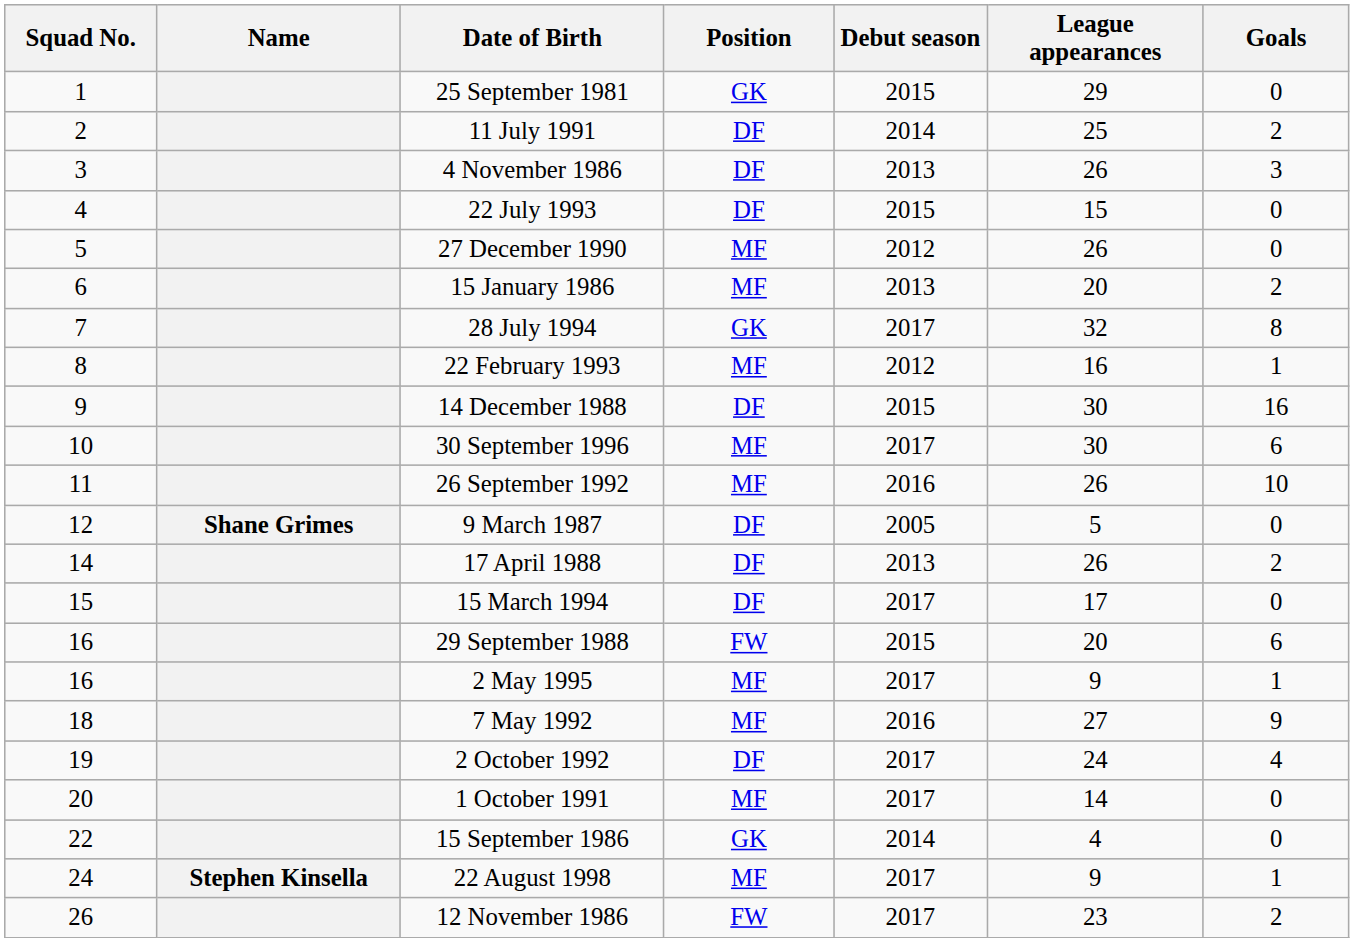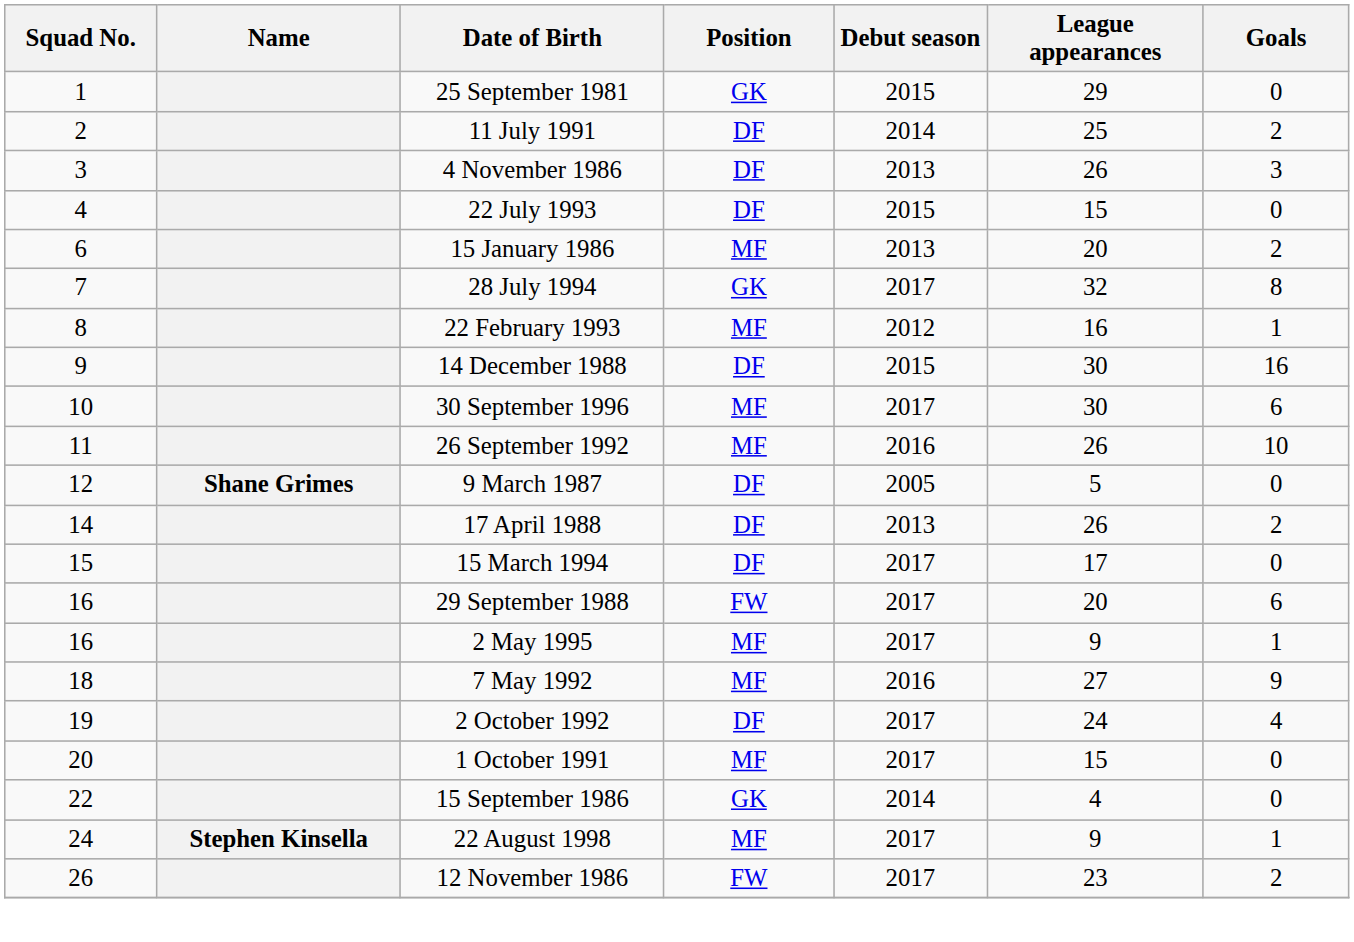- row: (532, 248)
(910, 642) 2015 -> (910, 602) 2017
(1095, 799) 14 -> (1095, 760) 15
